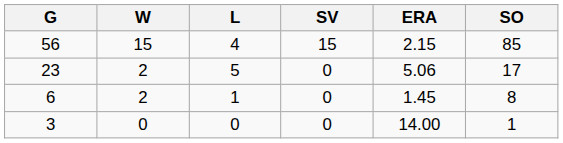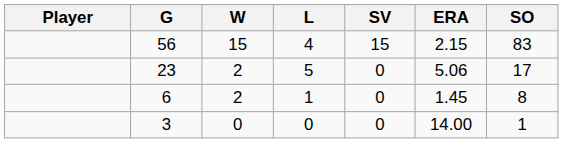+ column: (68, 17)
(512, 44) 85 -> (522, 44) 83
